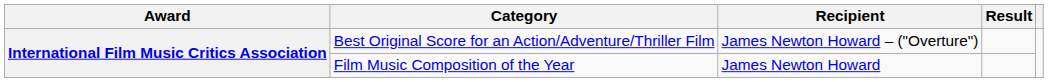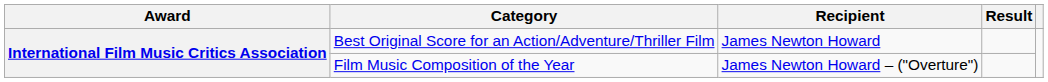(850, 41) James Newton Howard – ("Overture") -> (801, 41) James Newton Howard
(801, 65) James Newton Howard -> (850, 65) James Newton Howard – ("Overture")
